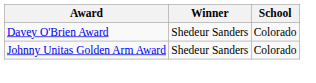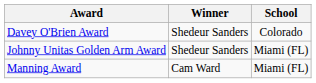(275, 50) Colorado -> (281, 50) Miami (FL)
+ row: (44, 68)
